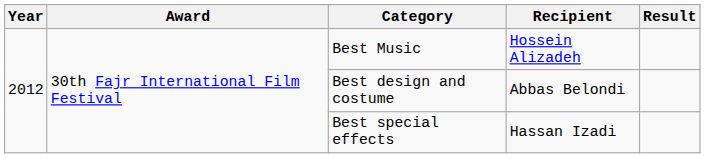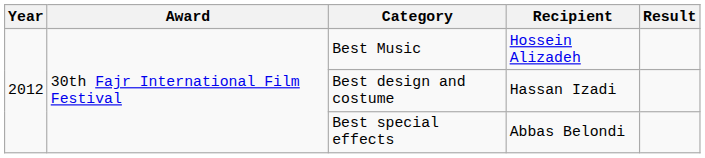(567, 91) Abbas Belondi -> (563, 91) Hassan Izadi
(563, 132) Hassan Izadi -> (567, 132) Abbas Belondi
